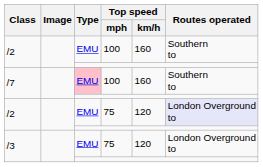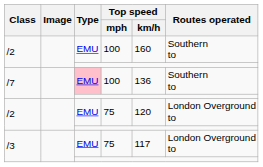(143, 80) 160 -> (143, 80) 136
(212, 112) lavender background -> (212, 112) no background
(143, 143) 120 -> (142, 143) 117
